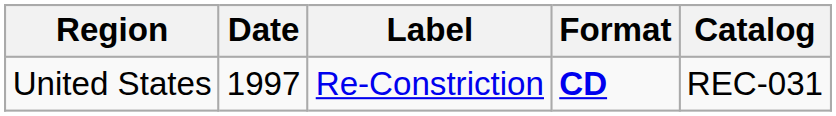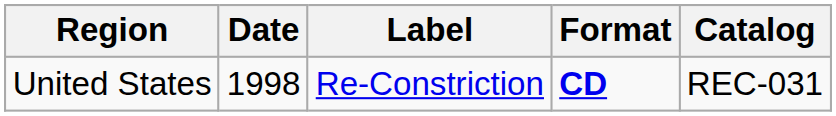(264, 83) 1997 -> (264, 83) 1998
